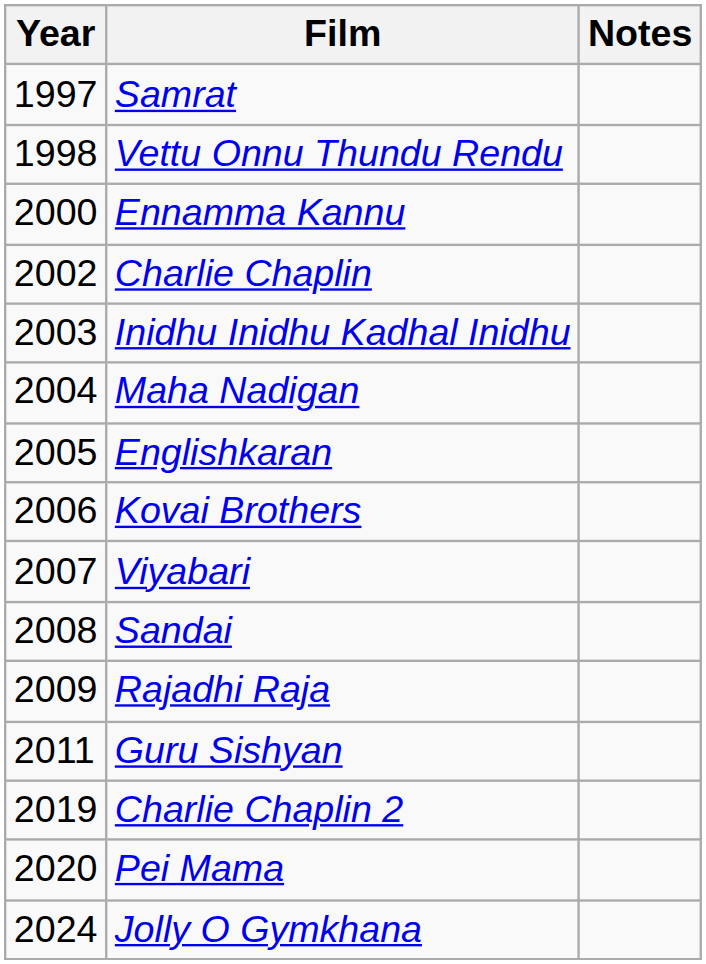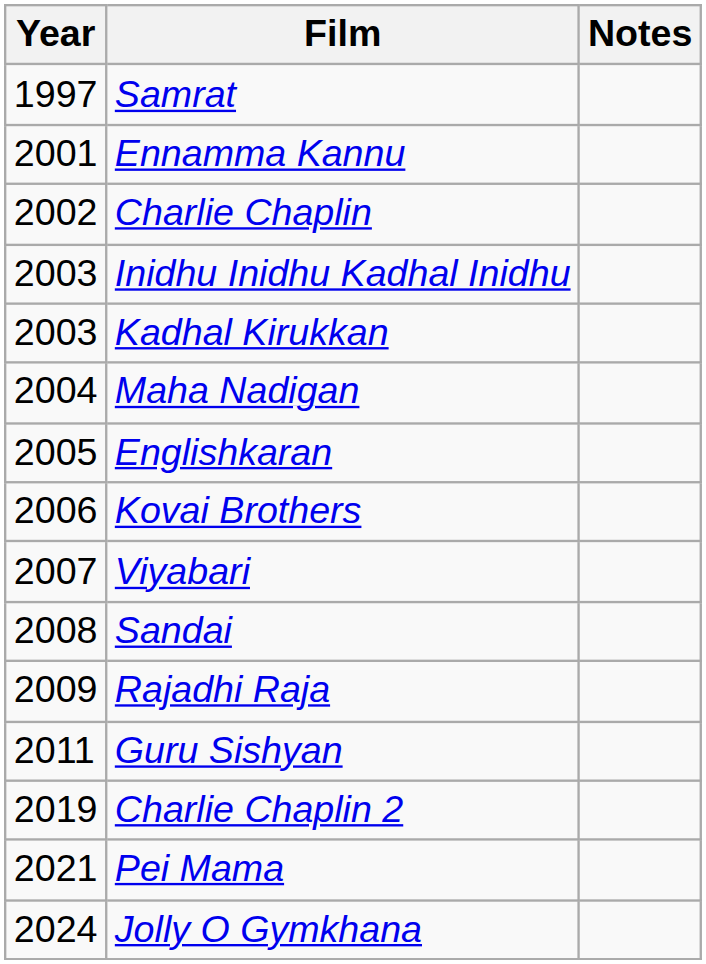- row: (339, 153)
(56, 213) 2000 -> (56, 153) 2001
+ row: (252, 332)
(56, 869) 2020 -> (56, 869) 2021
